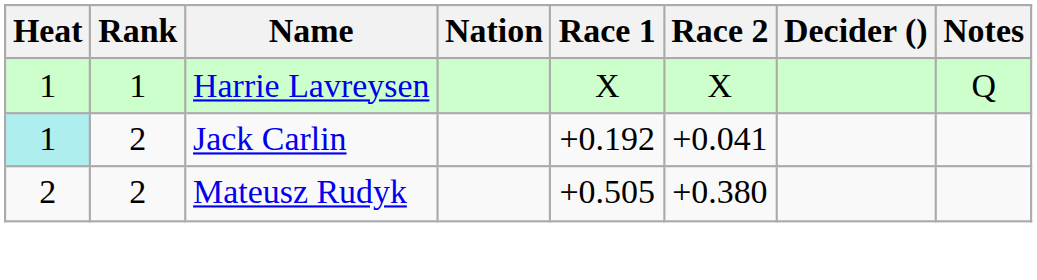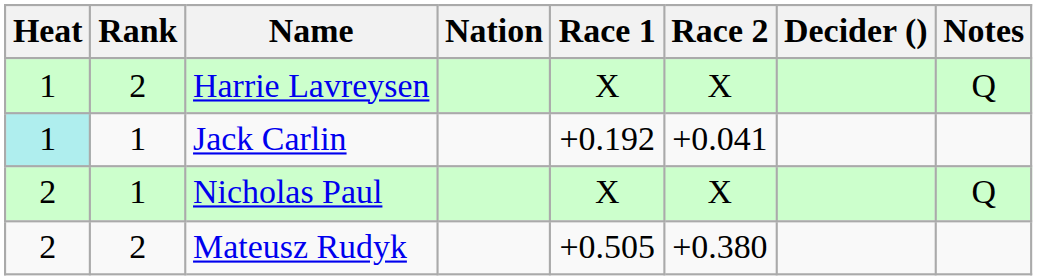(138, 85) 1 -> (138, 85) 2
(138, 138) 2 -> (138, 138) 1
+ row: (288, 192)
